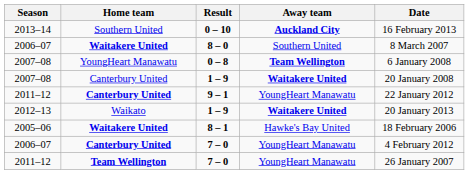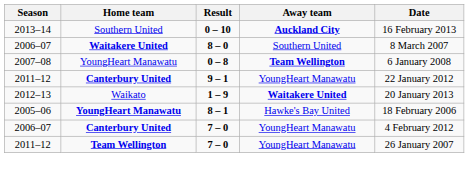- row: (33, 78)
(129, 128) Waitakere United -> (129, 111) YoungHeart Manawatu
